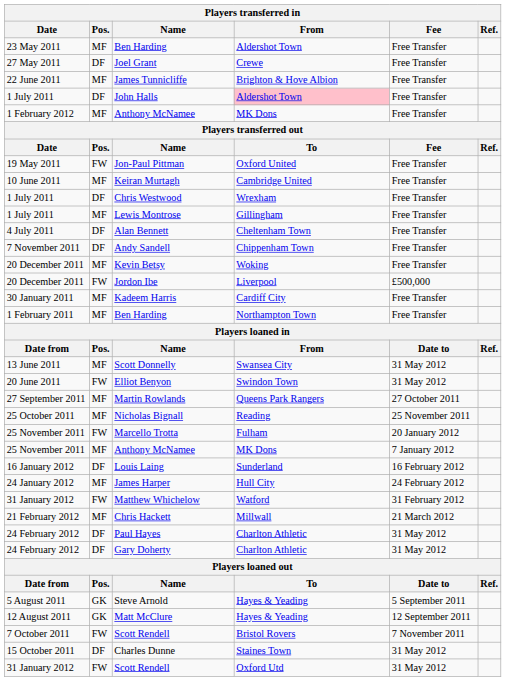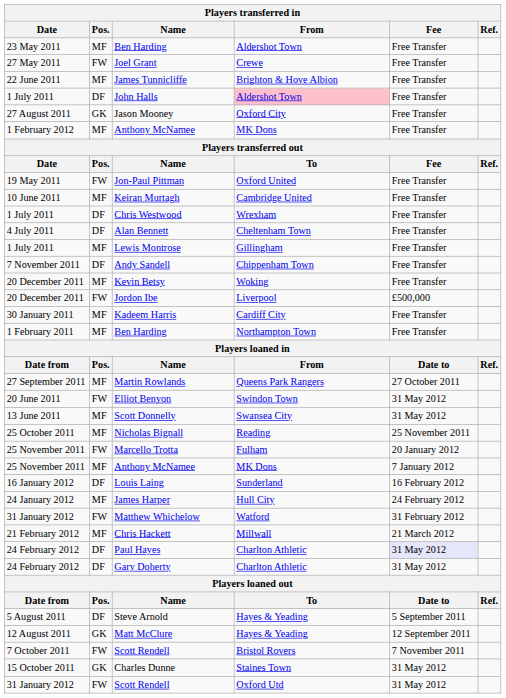(98, 63) DF -> (99, 63) FW
+ row: (39, 113)
rows swapped: (30, 214) <-> (30, 231)
rows swapped: (34, 365) <-> (46, 399)
(419, 533) no background -> (419, 550) lavender background
(99, 600) GK -> (98, 617) DF
(98, 651) DF -> (99, 667) GK
